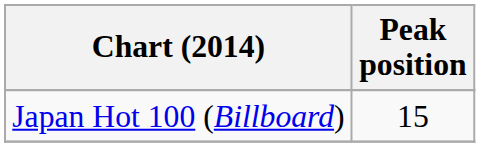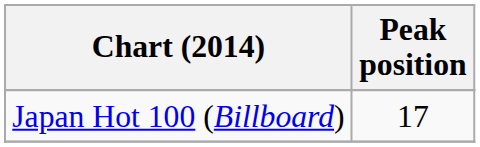(413, 115) 15 -> (413, 115) 17
